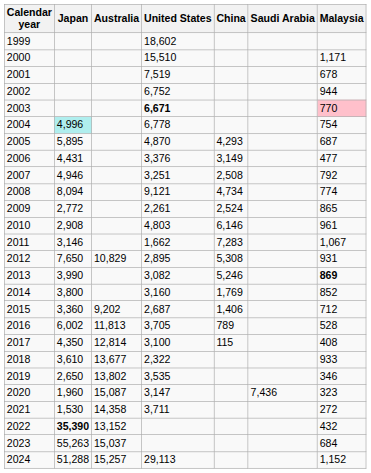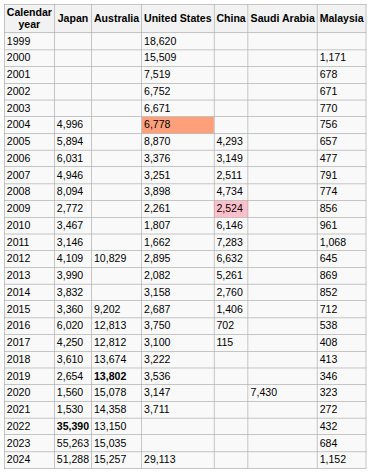(160, 41) 18,602 -> (160, 41) 18,620
(160, 58) 15,510 -> (160, 58) 15,509
(328, 91) 944 -> (328, 91) 671
(157, 108) bold -> (157, 108) normal
(328, 108) pink background -> (328, 108) no background
(70, 125) paleturquoise background -> (70, 125) no background
(157, 125) no background -> (157, 125) lightsalmon background
(328, 125) 754 -> (328, 125) 756
(70, 141) 5,895 -> (70, 141) 5,894
(157, 141) 4,870 -> (157, 141) 8,870
(328, 141) 687 -> (328, 141) 657
(70, 158) 4,431 -> (70, 158) 6,031
(230, 175) 2,508 -> (229, 175) 2,511
(328, 175) 792 -> (328, 175) 791
(157, 192) 9,121 -> (157, 192) 3,898
(230, 208) no background -> (230, 208) pink background
(328, 208) 865 -> (328, 208) 856
(70, 225) 2,908 -> (70, 225) 3,467
(157, 225) 4,803 -> (157, 225) 1,807
(333, 242) 1,067 -> (333, 242) 1,068
(70, 259) 7,650 -> (70, 259) 4,109
(230, 259) 5,308 -> (230, 259) 6,632
(328, 259) 931 -> (328, 259) 645
(157, 275) 3,082 -> (157, 275) 2,082
(230, 275) 5,246 -> (230, 275) 5,261
(328, 275) bold -> (328, 275) normal
(70, 292) 3,800 -> (70, 292) 3,832
(157, 292) 3,160 -> (157, 292) 3,158
(230, 292) 1,769 -> (230, 292) 2,760
(70, 326) 6,002 -> (70, 326) 6,020
(110, 326) 11,813 -> (110, 326) 12,813
(157, 326) 3,705 -> (157, 326) 3,750
(225, 326) 789 -> (225, 326) 702
(328, 326) 528 -> (328, 326) 538
(70, 342) 4,350 -> (70, 342) 4,250
(110, 342) 12,814 -> (110, 342) 12,812
(110, 359) 13,677 -> (110, 359) 13,674
(157, 359) 2,322 -> (157, 359) 3,222
(328, 359) 933 -> (328, 359) 413
(70, 376) 2,650 -> (70, 376) 2,654
(110, 376) normal -> (110, 376) bold
(157, 376) 3,535 -> (157, 376) 3,536
(70, 393) 1,960 -> (70, 393) 1,560
(110, 393) 15,087 -> (110, 393) 15,078
(264, 393) 7,436 -> (264, 393) 7,430
(110, 426) 13,152 -> (110, 426) 13,150
(110, 443) 15,037 -> (110, 443) 15,035
